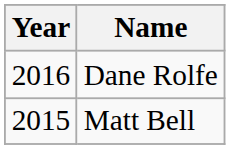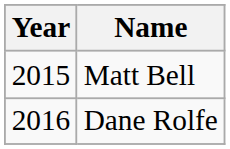rows swapped: (151, 74) <-> (139, 120)
